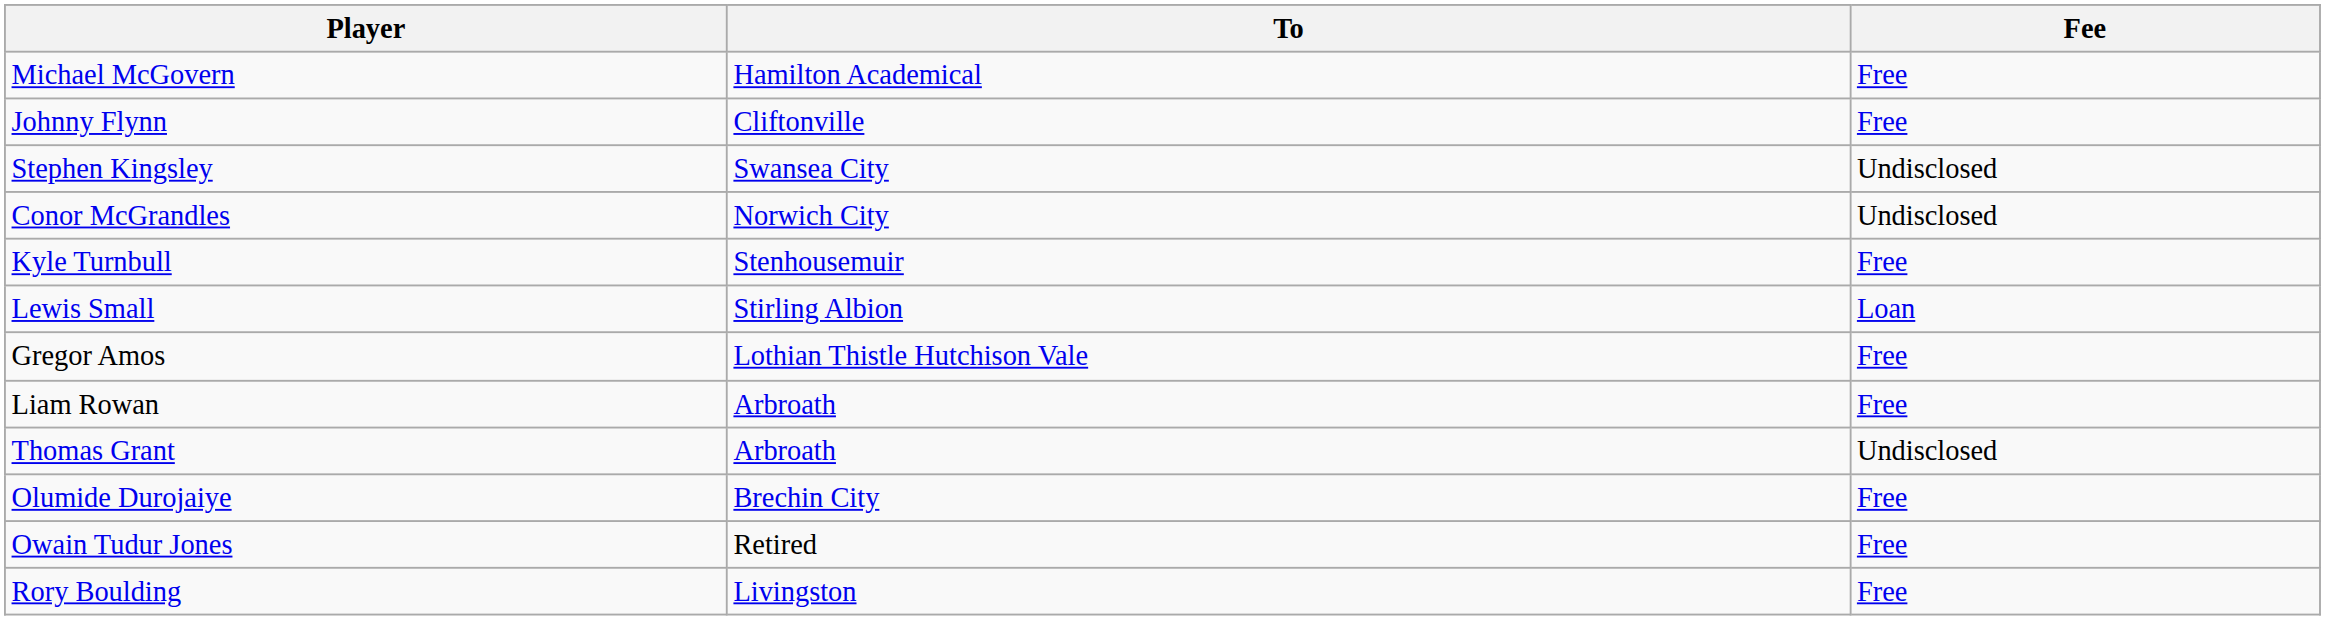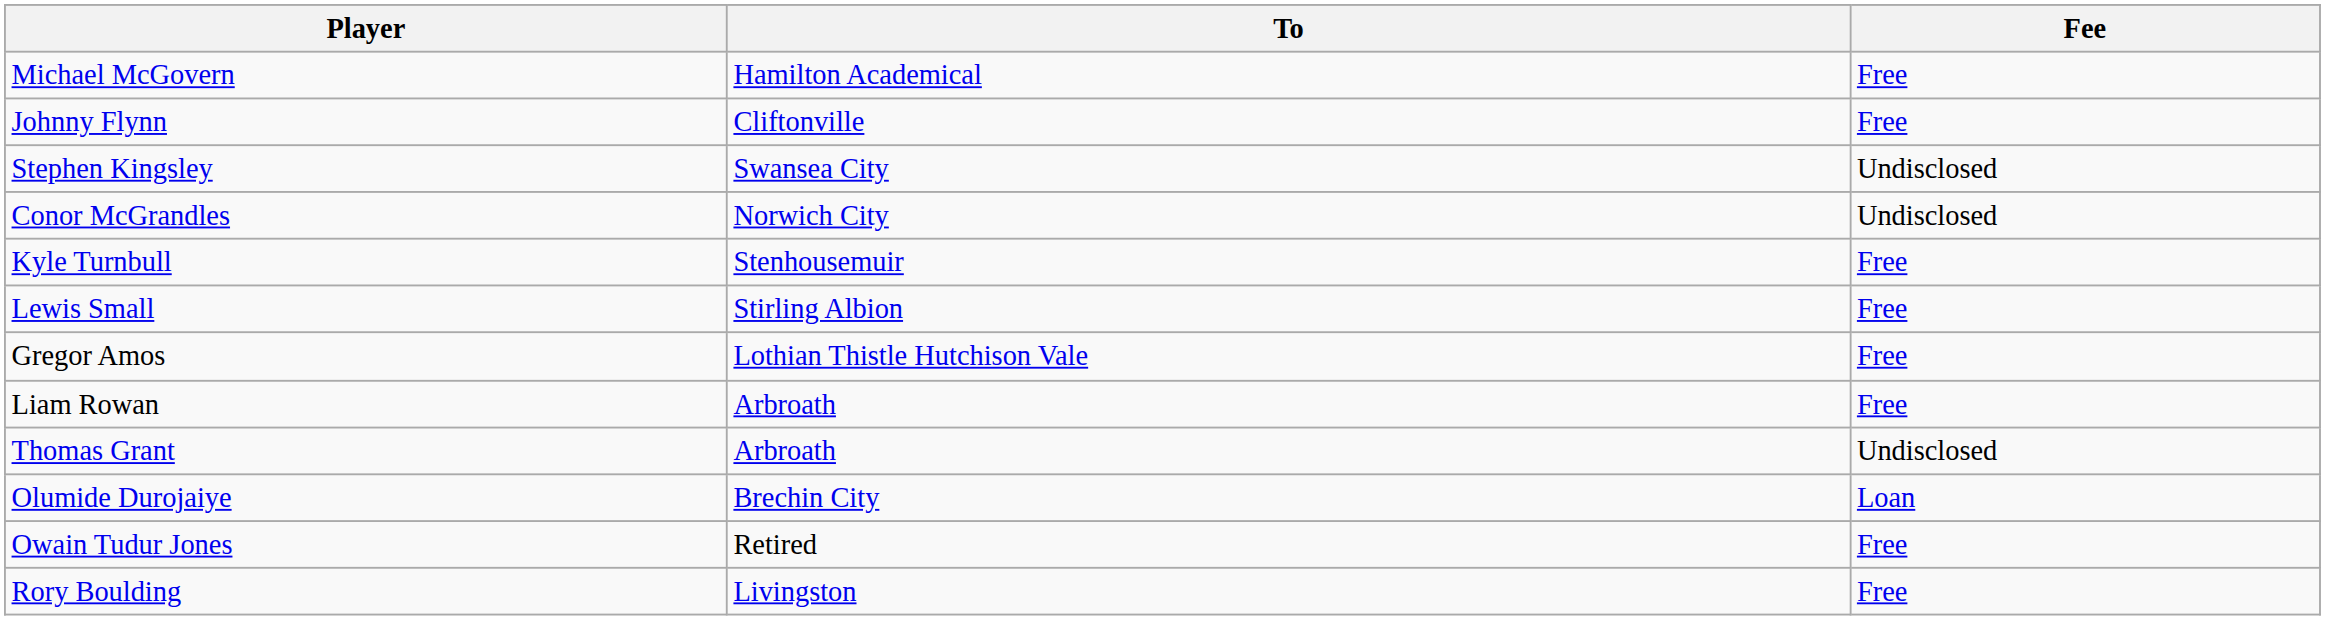(1886, 309) Loan -> (1882, 309) Free
(1882, 496) Free -> (1886, 496) Loan
